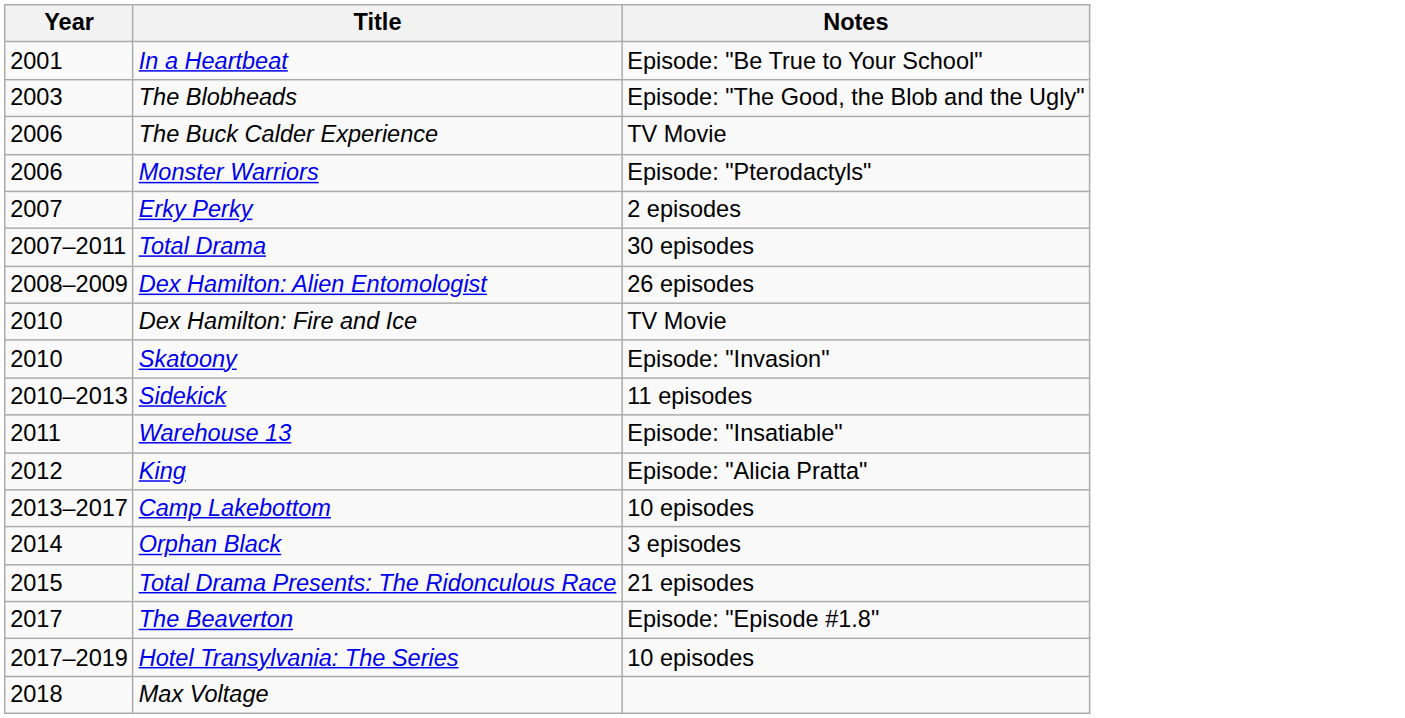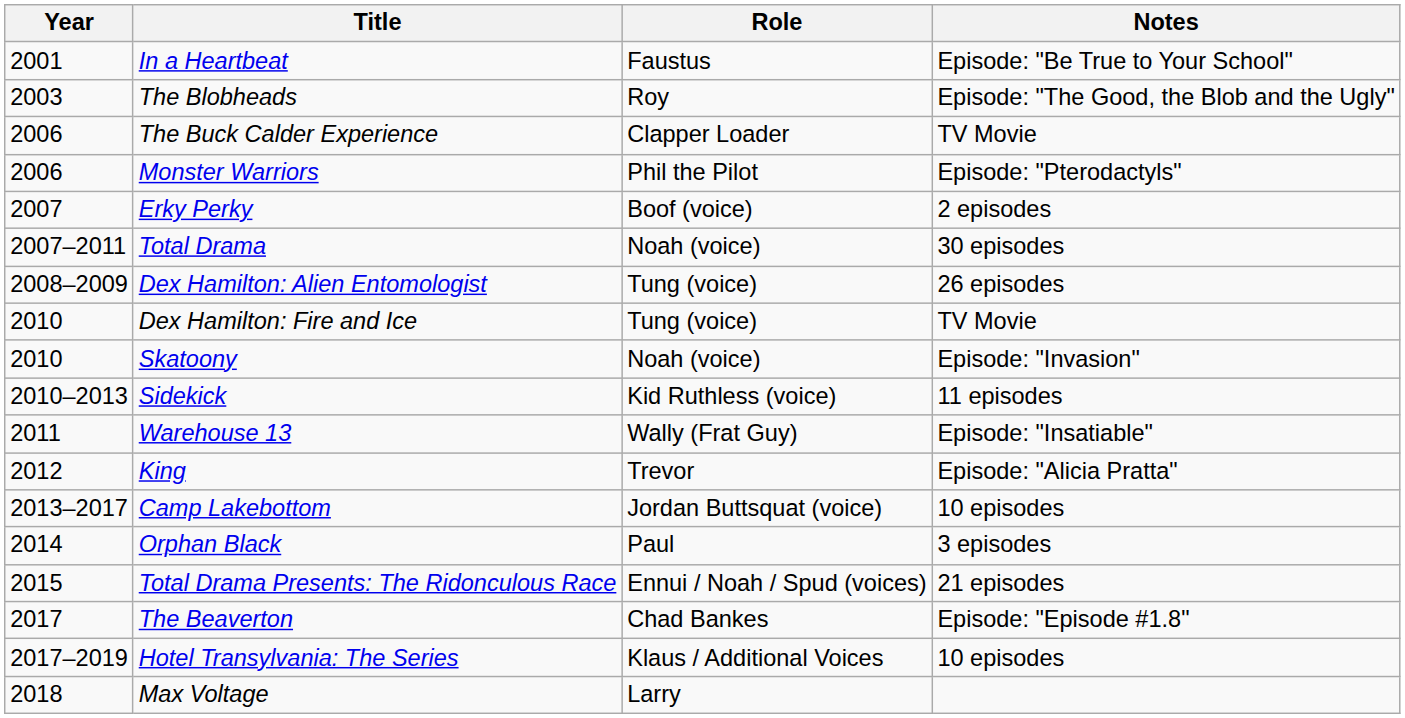+ column: (777, 23)
